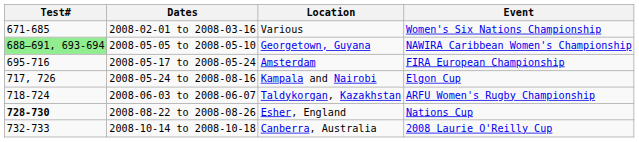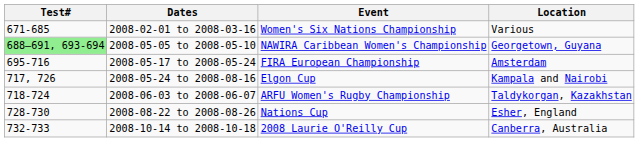columns swapped: (519, 13) <-> (331, 13)
(28, 112) bold -> (28, 112) normal
